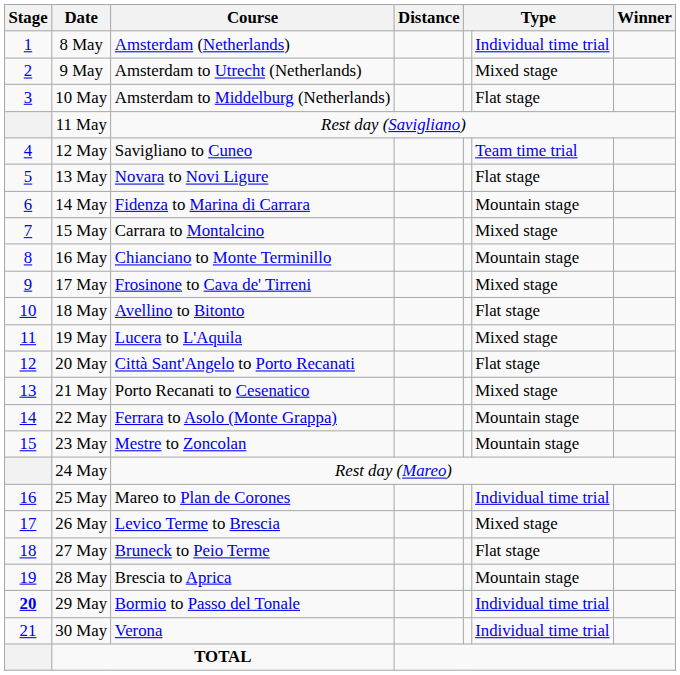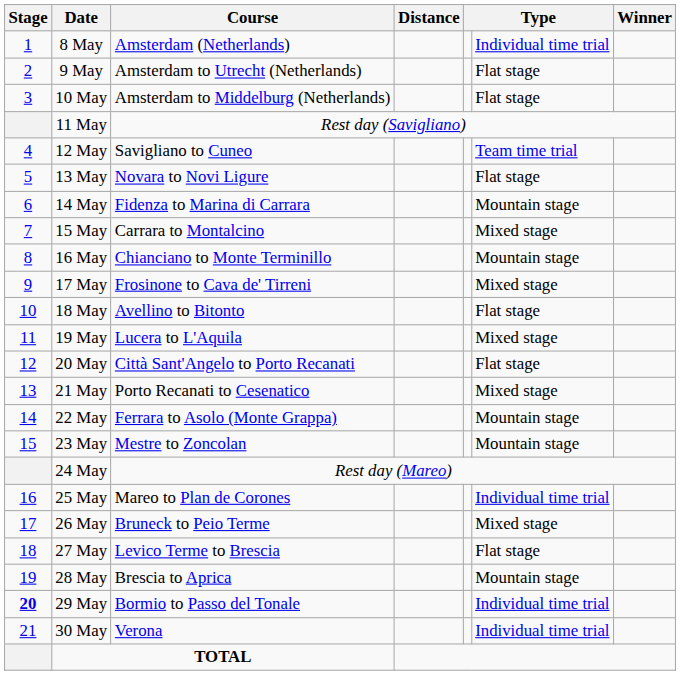(516, 71) Mixed stage -> (508, 71) Flat stage
(197, 524) Levico Terme to Brescia -> (192, 524) Bruneck to Peio Terme
(192, 550) Bruneck to Peio Terme -> (197, 550) Levico Terme to Brescia
